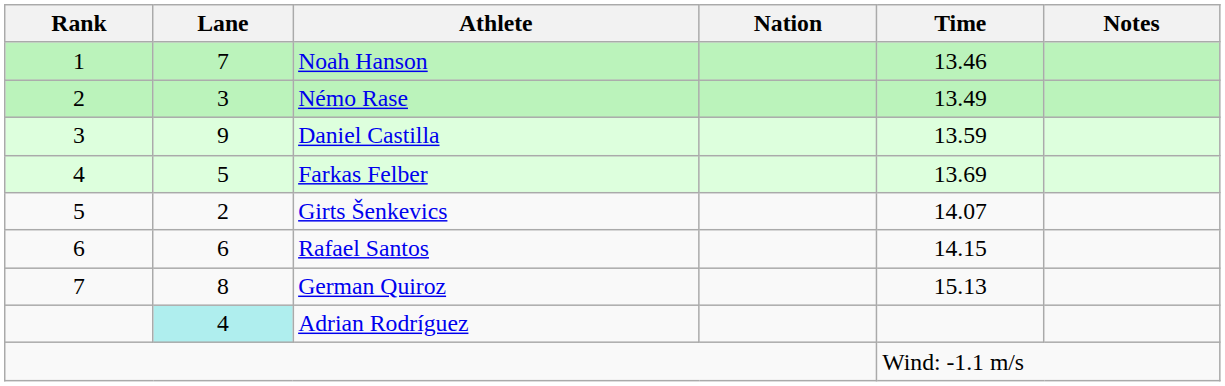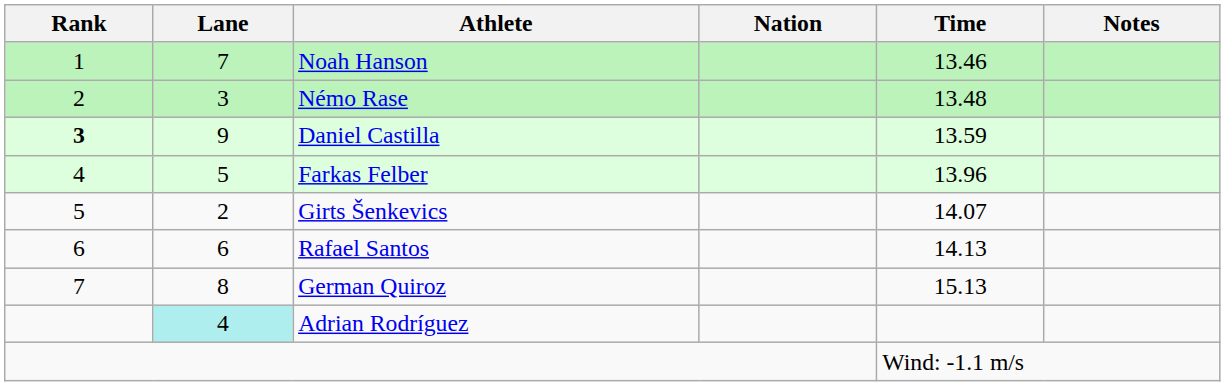(960, 98) 13.49 -> (960, 98) 13.48
(79, 135) normal -> (79, 135) bold
(960, 173) 13.69 -> (960, 173) 13.96
(960, 248) 14.15 -> (960, 248) 14.13
